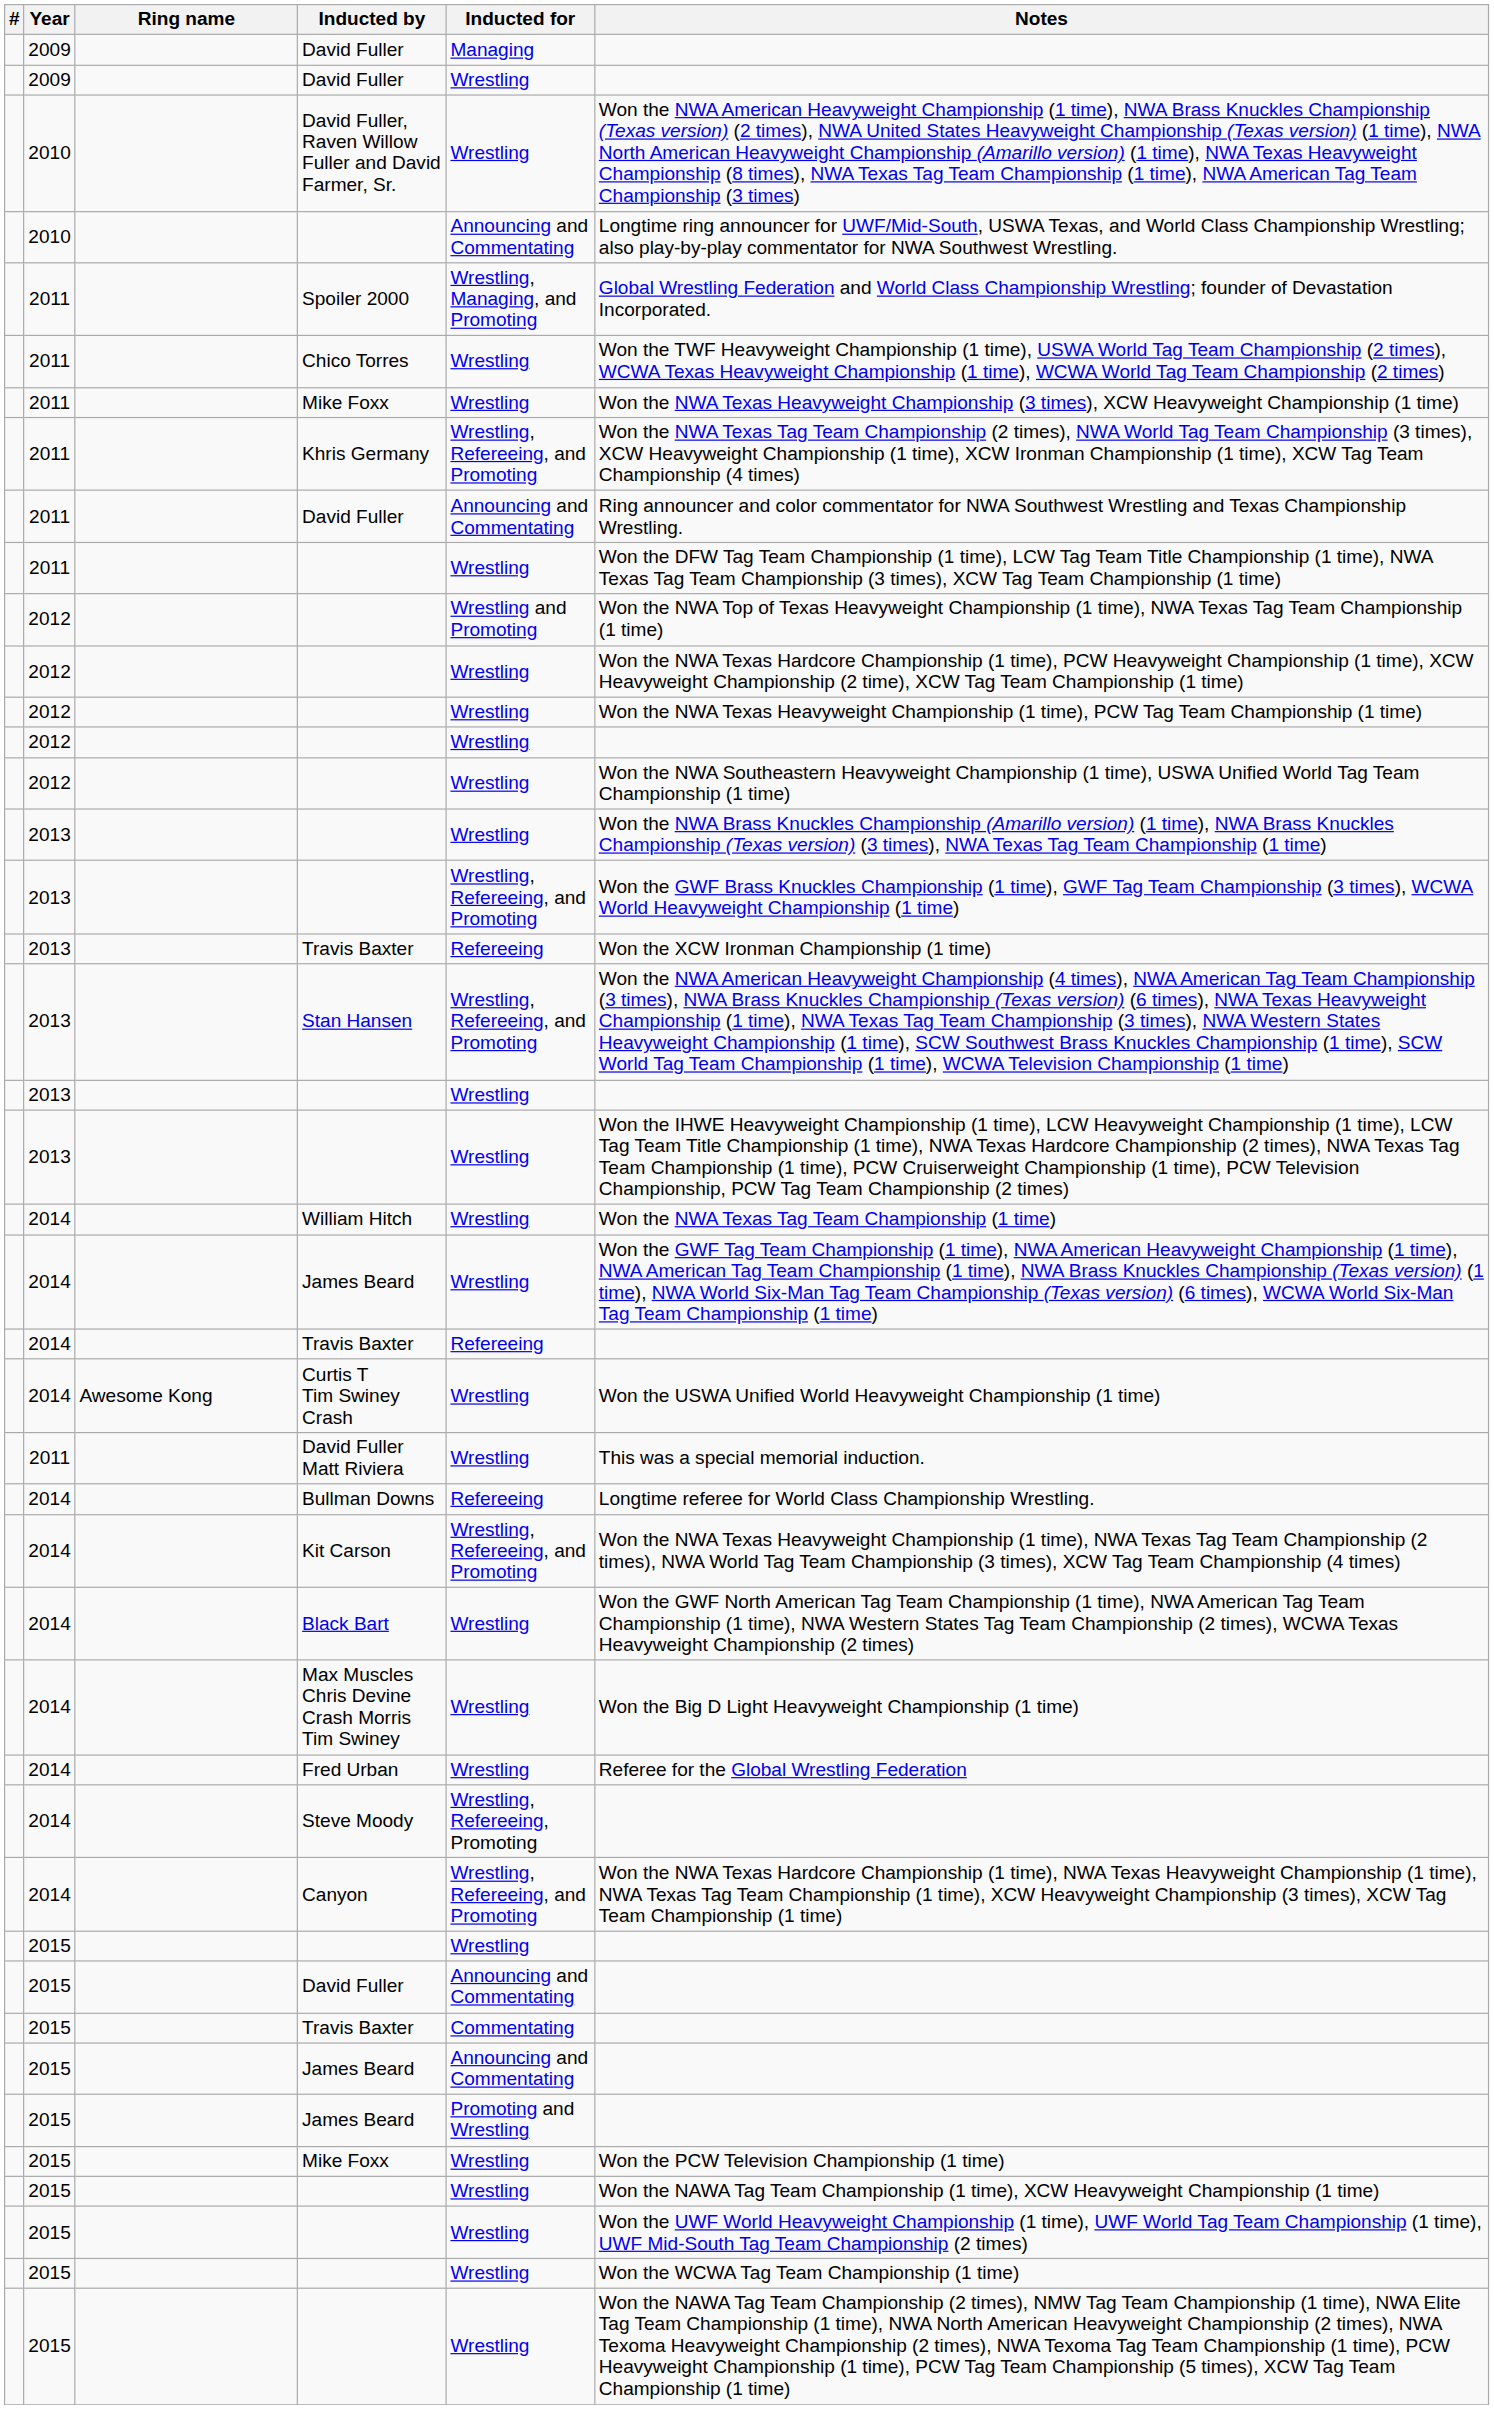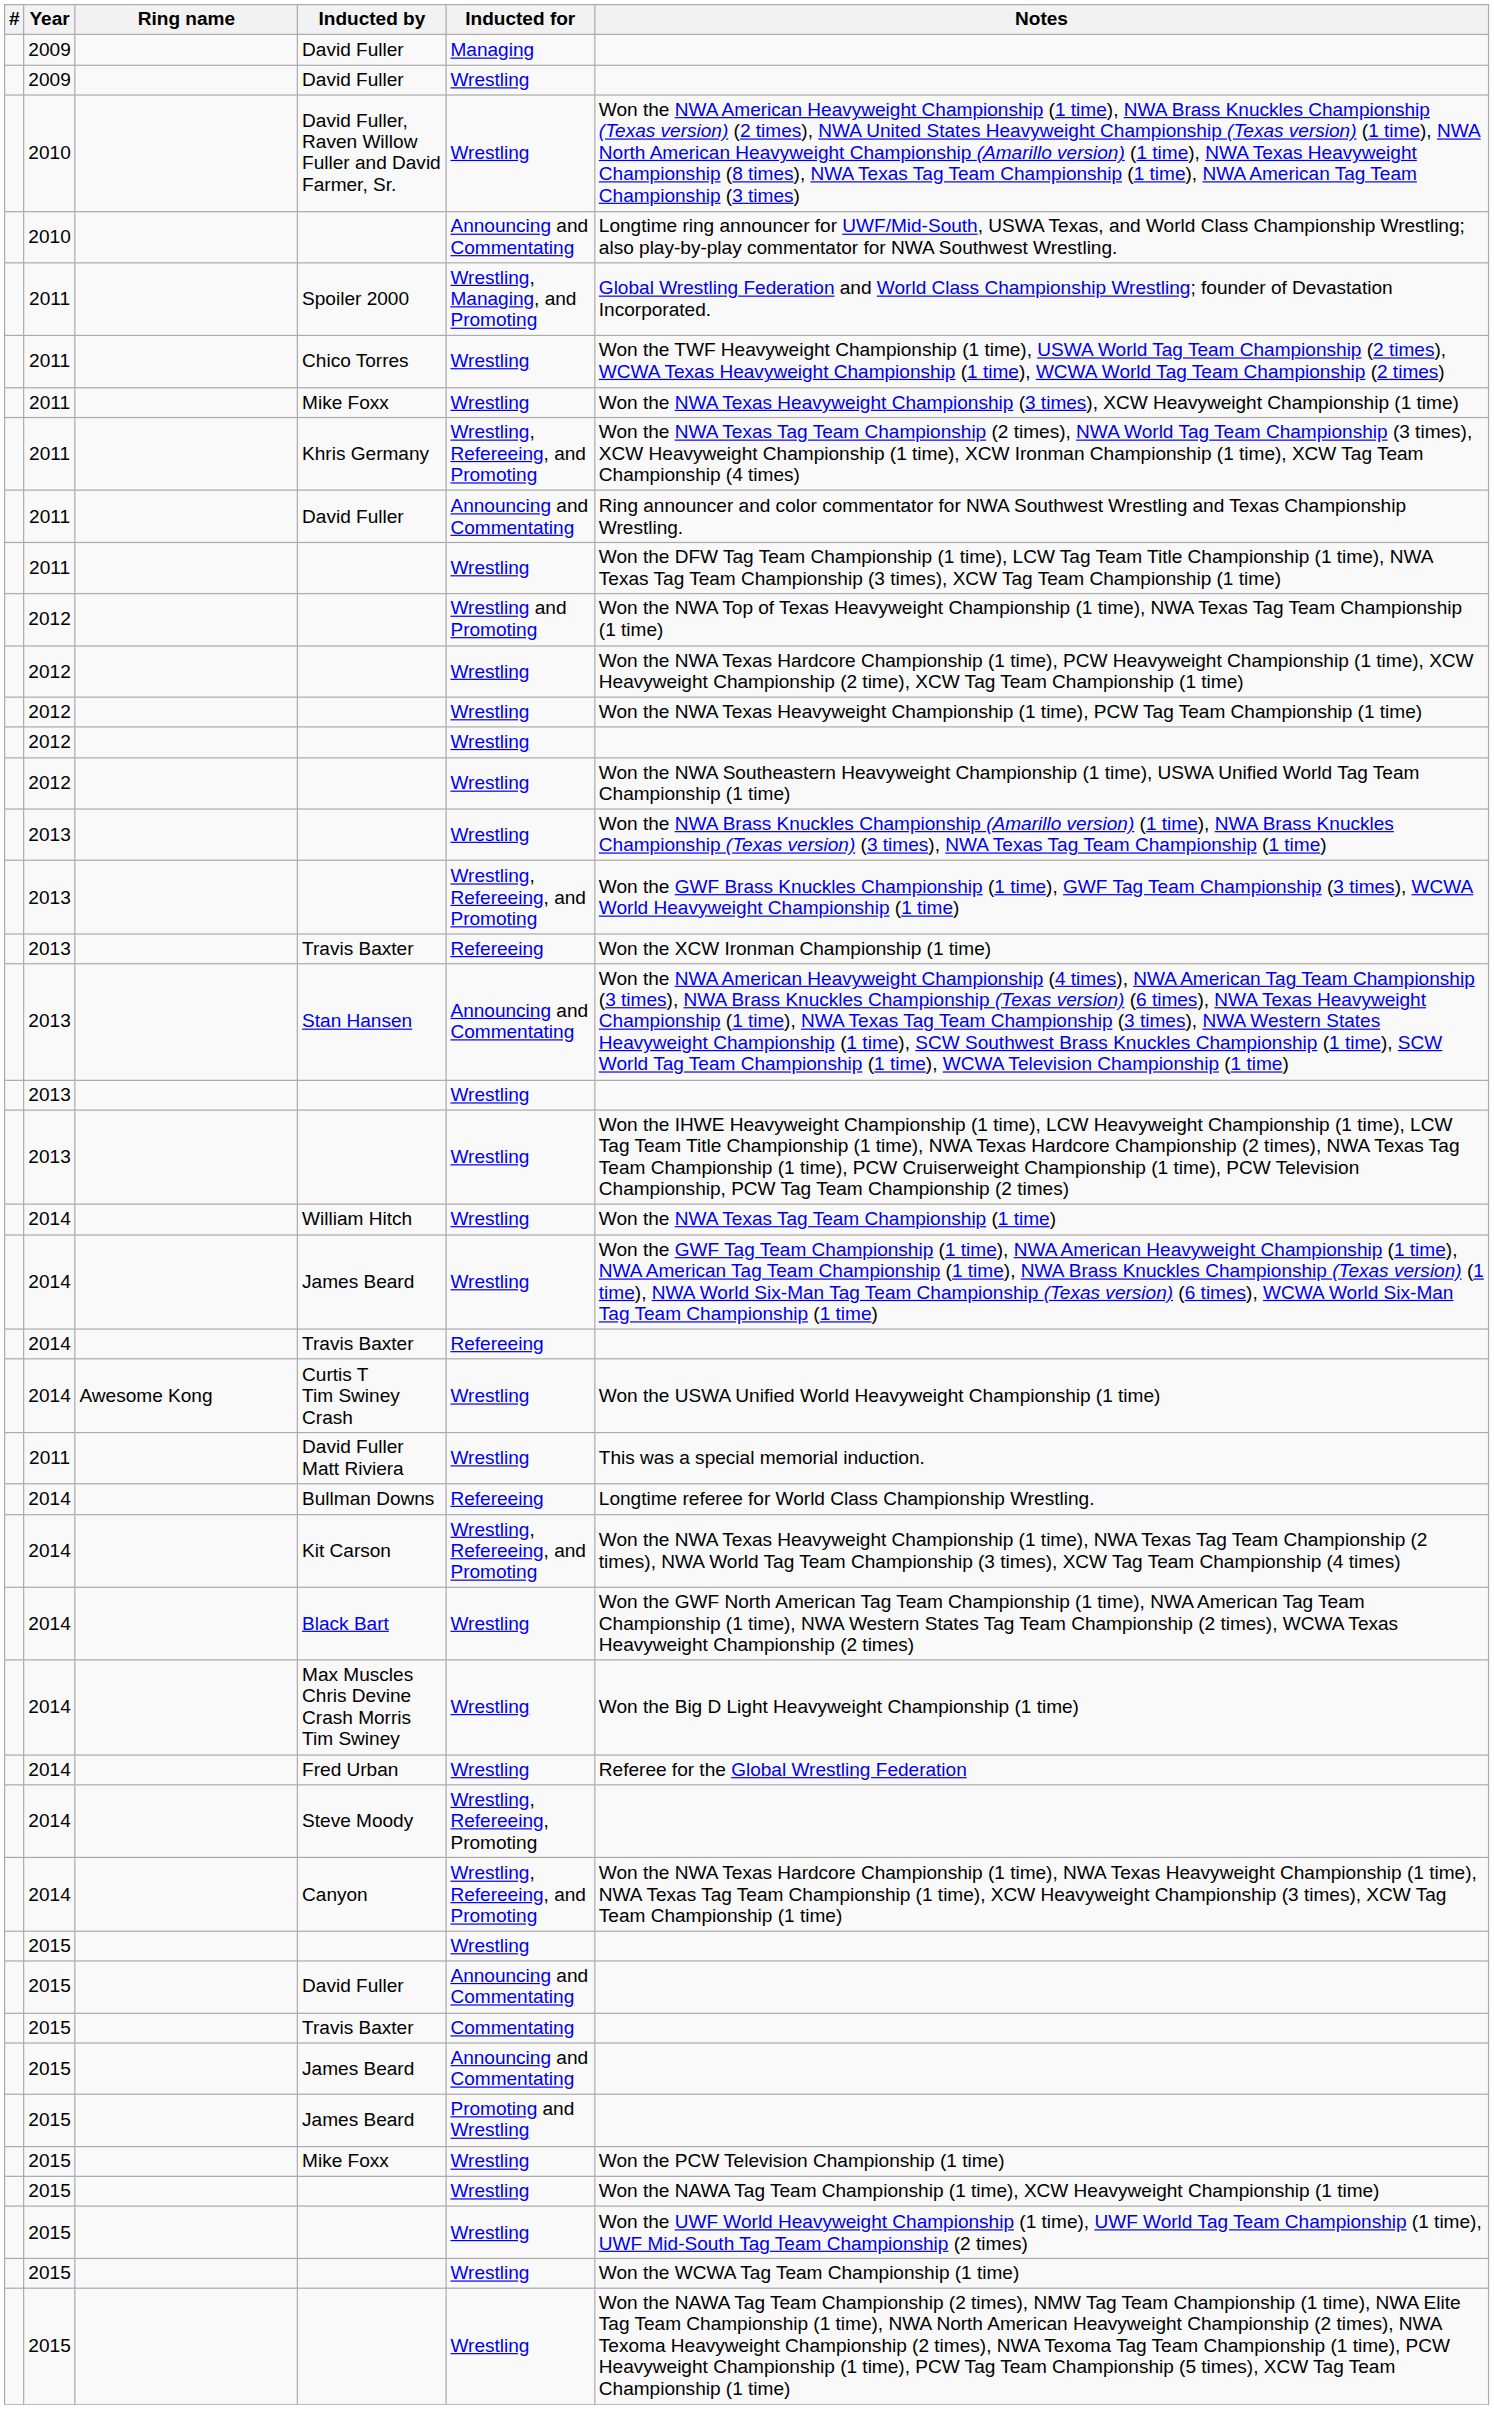(518, 1021) Wrestling, Refereeing, and Promoting -> (519, 1021) Announcing and Commentating
